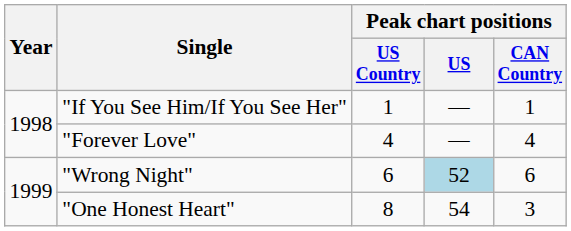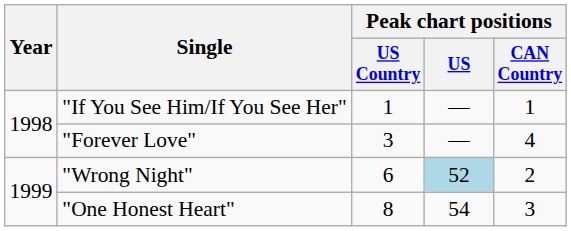(388, 140) 4 -> (388, 140) 3
(530, 174) 6 -> (530, 174) 2
